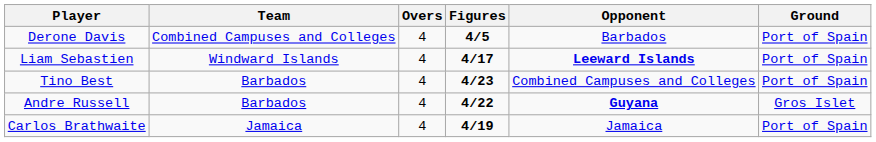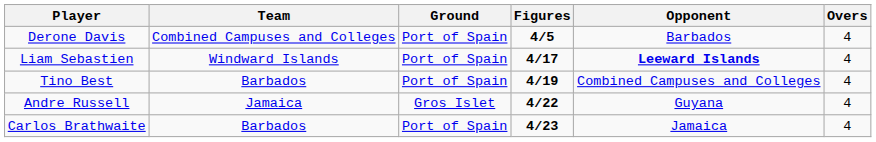columns swapped: (422, 16) <-> (815, 16)
(477, 82) 4/23 -> (542, 82) 4/19
(274, 104) Barbados -> (274, 104) Jamaica
(634, 104) bold -> (699, 104) normal
(274, 126) Jamaica -> (274, 126) Barbados
(477, 126) 4/19 -> (542, 126) 4/23
